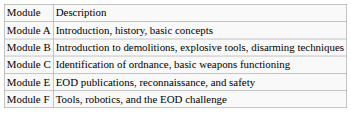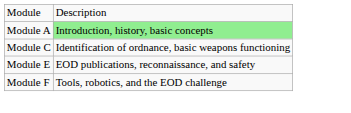(134, 30) no background -> (134, 30) lightgreen background
- row: (29, 47)
